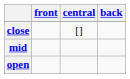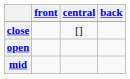rows swapped: (18, 47) <-> (18, 64)
